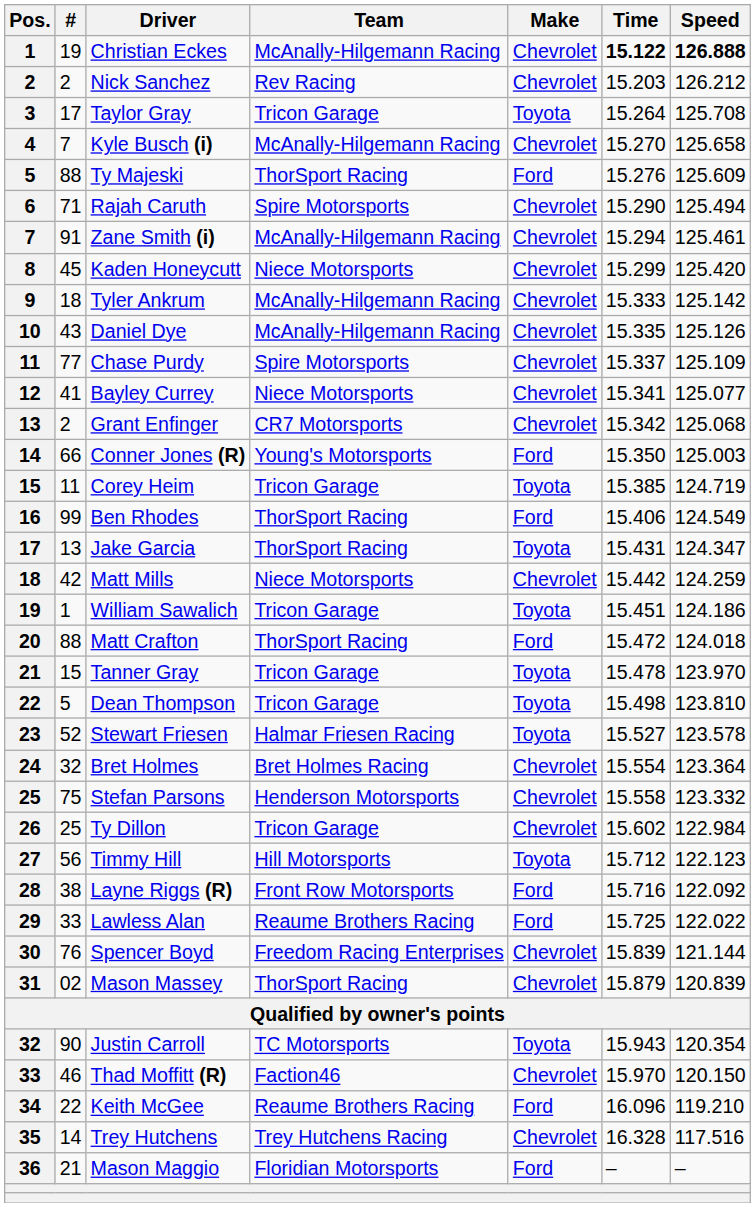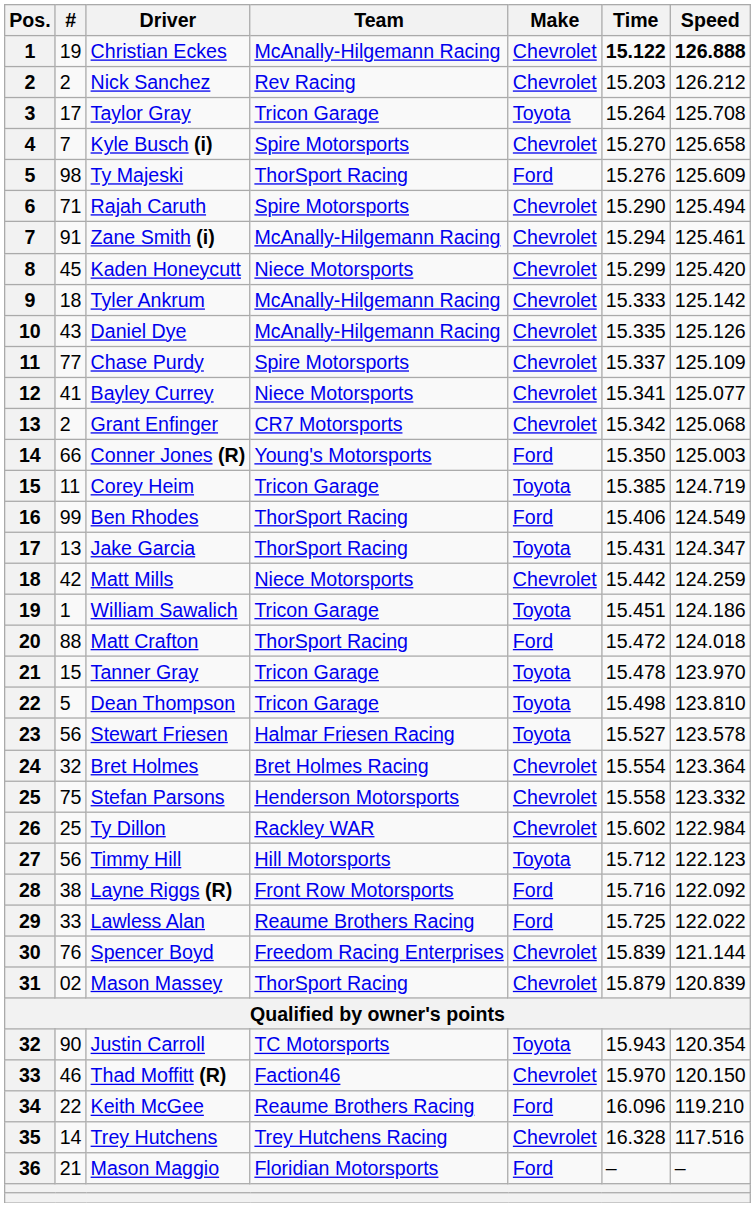(377, 145) McAnally-Hilgemann Racing -> (332, 145) Spire Motorsports
(71, 176) 88 -> (71, 176) 98
(71, 734) 52 -> (71, 734) 56
(317, 827) Tricon Garage -> (314, 827) Rackley WAR
